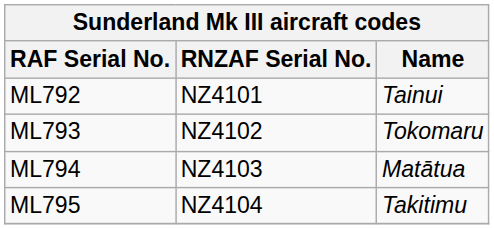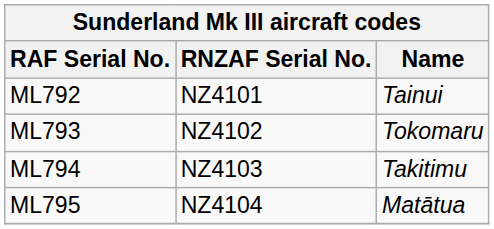(424, 168) Matātua -> (425, 168) Takitimu
(425, 205) Takitimu -> (424, 205) Matātua
